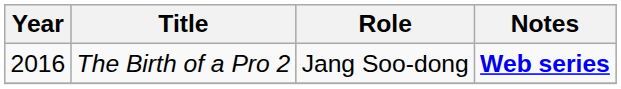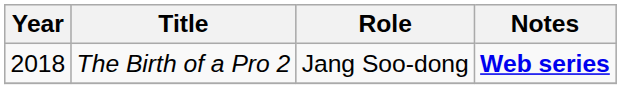(38, 63) 2016 -> (38, 63) 2018
